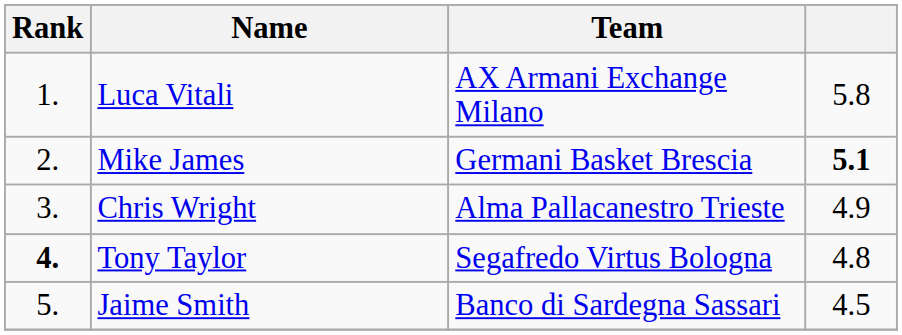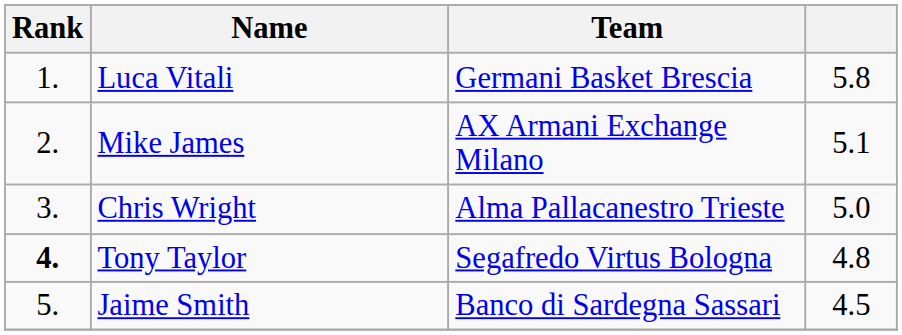(591, 94) AX Armani Exchange Milano -> (604, 77) Germani Basket Brescia
(604, 160) Germani Basket Brescia -> (591, 142) AX Armani Exchange Milano
(851, 160) bold -> (851, 142) normal
(851, 208) 4.9 -> (851, 208) 5.0
